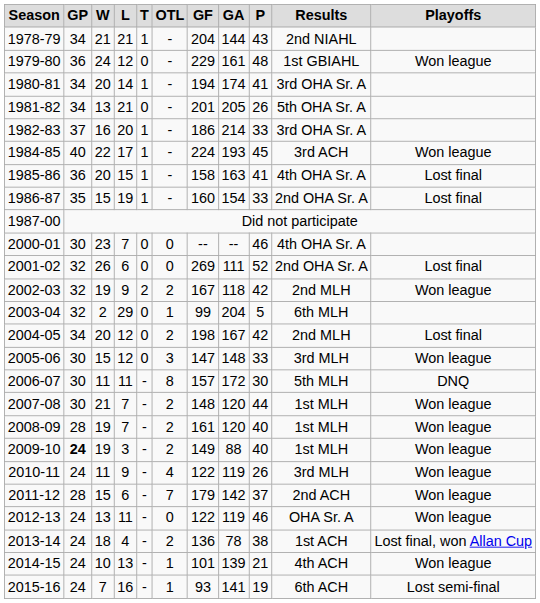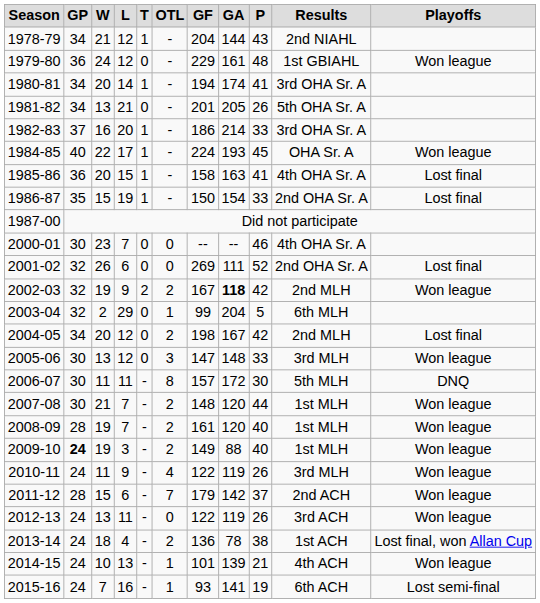(125, 38) 21 -> (125, 38) 12
(321, 152) 3rd ACH -> (321, 152) OHA Sr. A
(203, 198) 160 -> (203, 198) 150
(234, 289) normal -> (234, 289) bold
(103, 358) 15 -> (103, 358) 13
(260, 518) 46 -> (260, 518) 26
(321, 518) OHA Sr. A -> (321, 518) 3rd ACH
